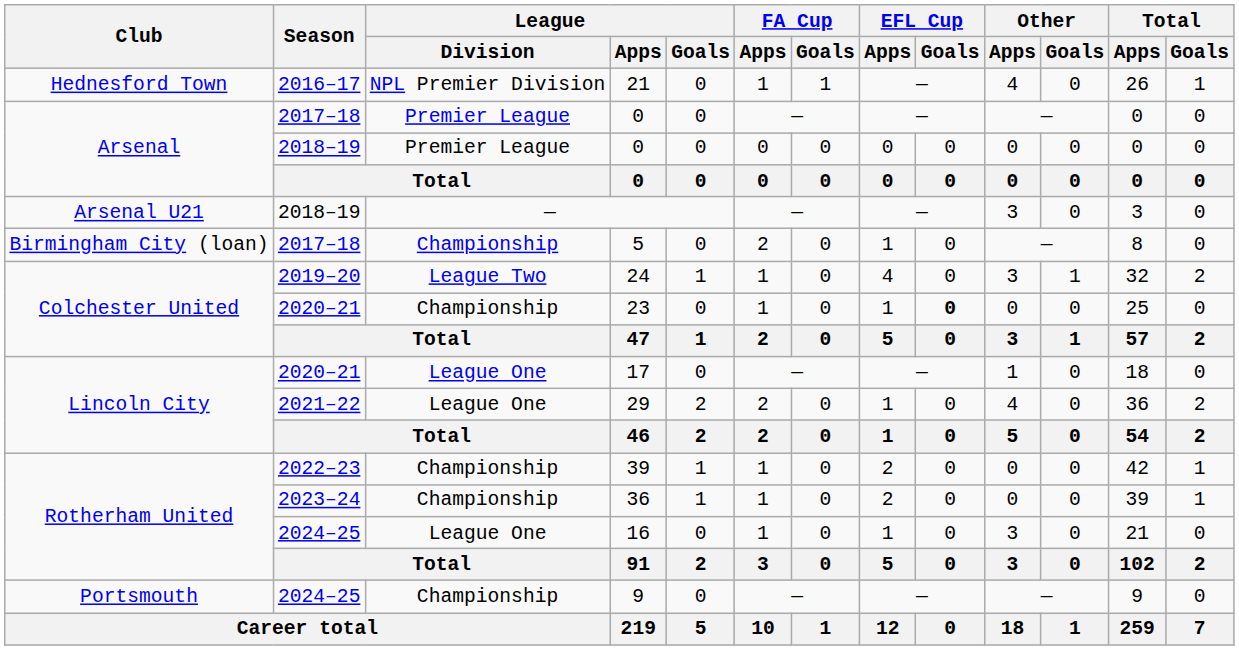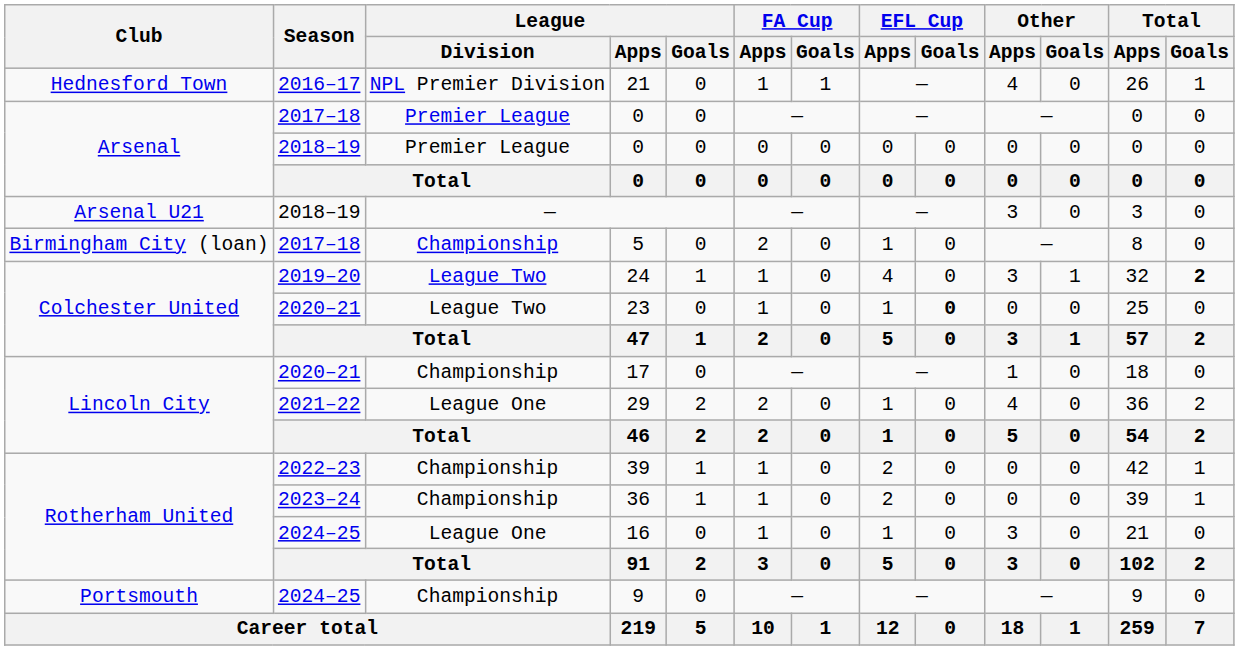(1200, 277) normal -> (1200, 277) bold
(488, 309) Championship -> (488, 309) League Two
(488, 373) League One -> (488, 373) Championship
